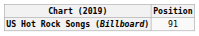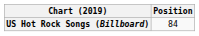(173, 24) 91 -> (173, 24) 84
